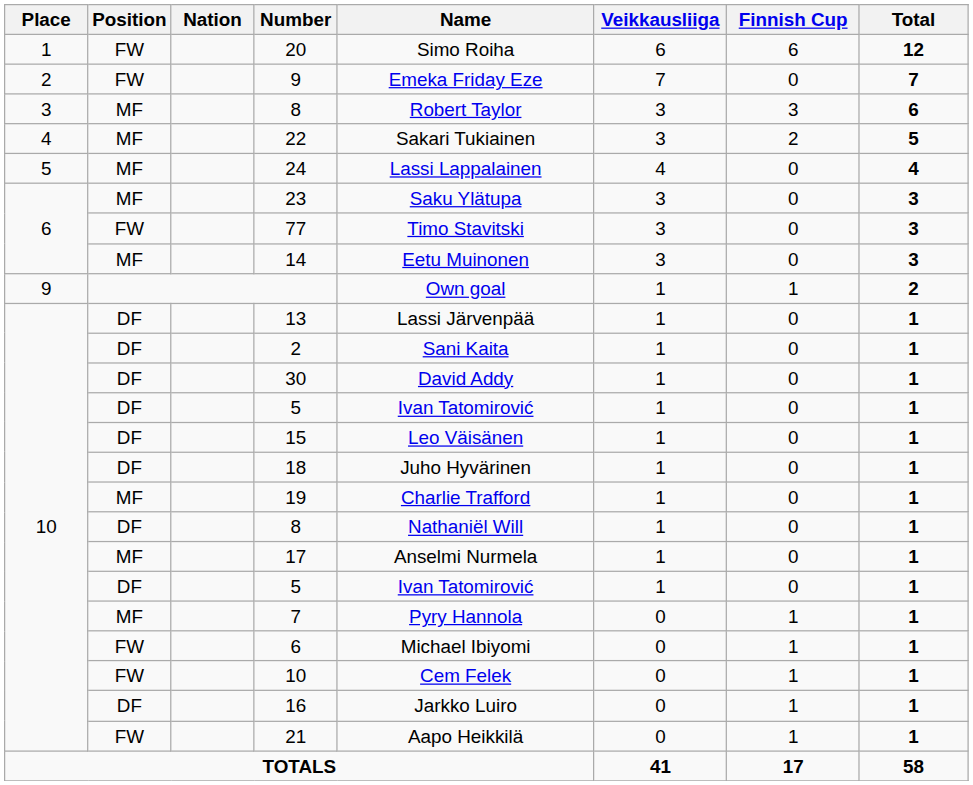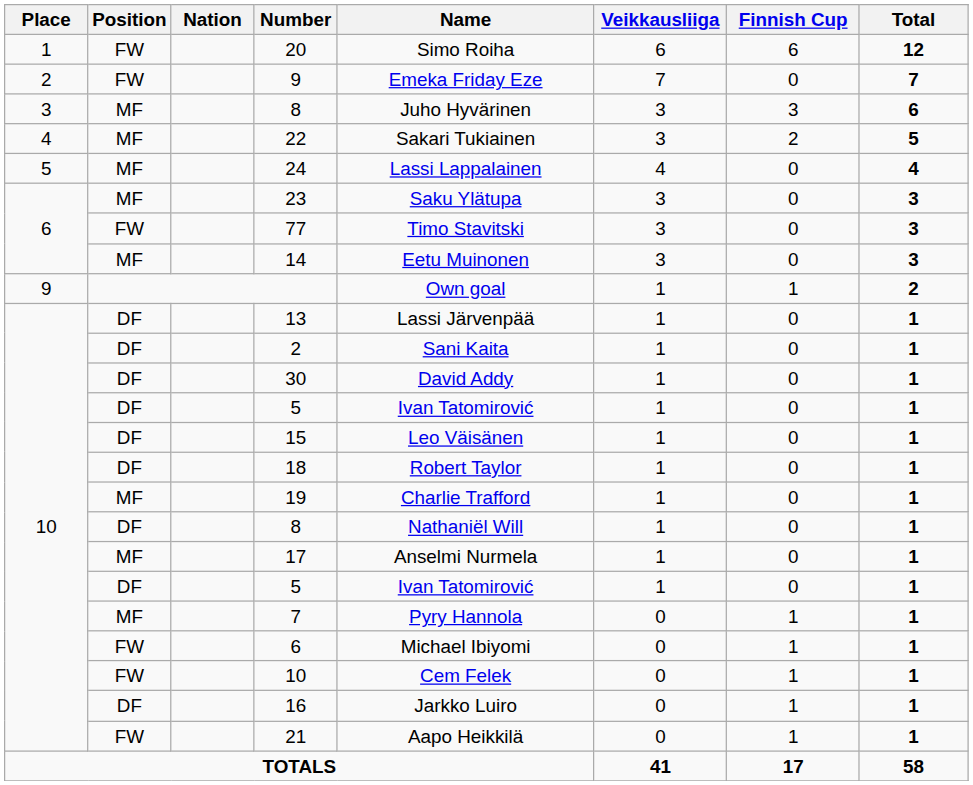(466, 109) Robert Taylor -> (466, 109) Juho Hyvärinen
(466, 467) Juho Hyvärinen -> (466, 467) Robert Taylor
